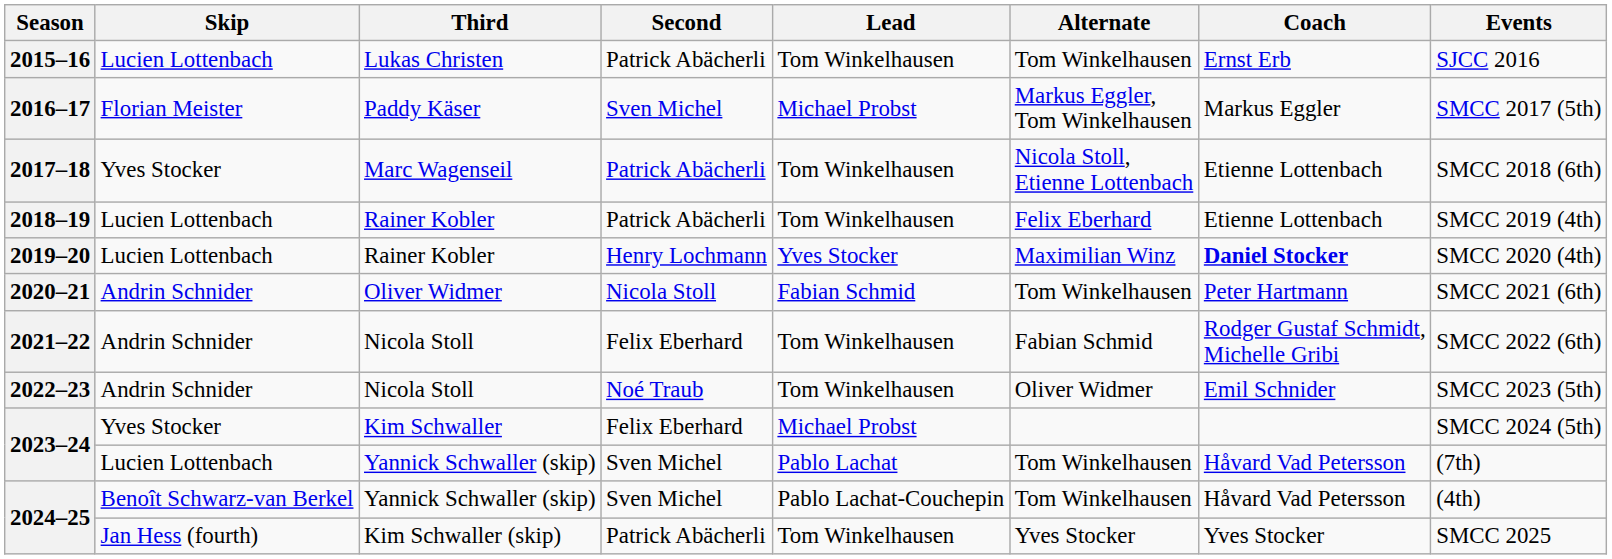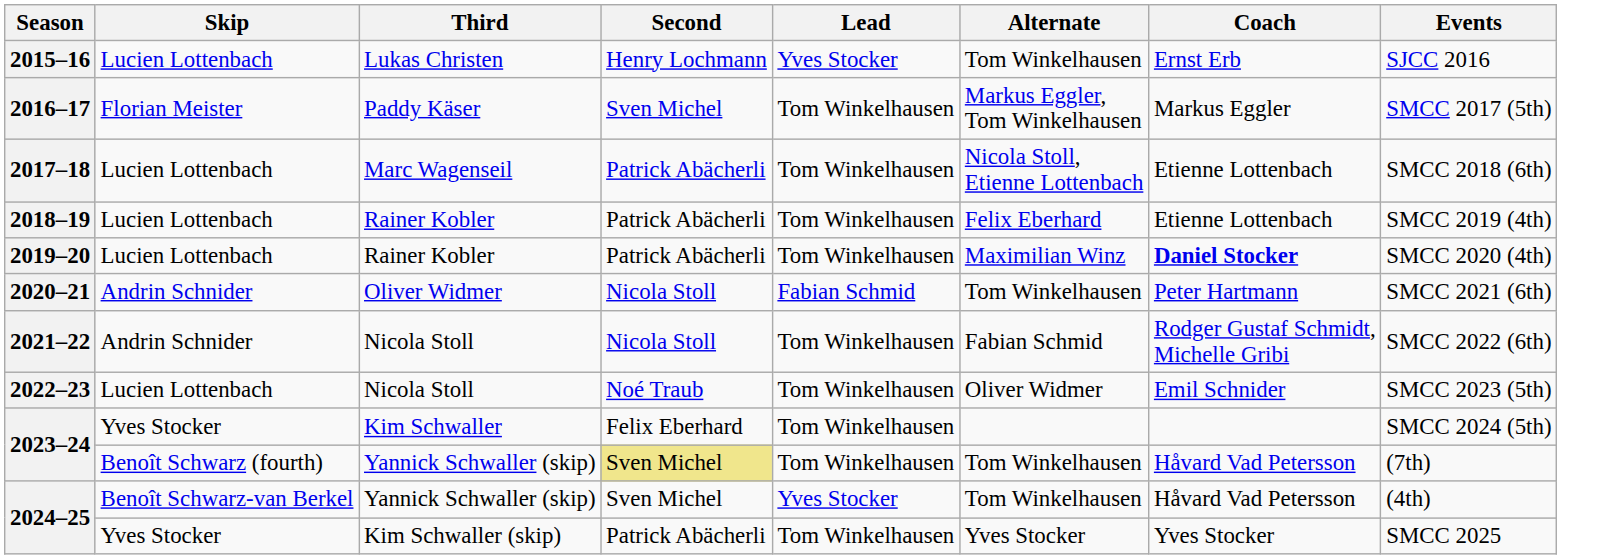(686, 58) Patrick Abächerli -> (686, 58) Henry Lochmann
(866, 58) Tom Winkelhausen -> (838, 58) Yves Stocker
(847, 108) Michael Probst -> (866, 108) Tom Winkelhausen
(161, 170) Yves Stocker -> (187, 170) Lucien Lottenbach
(686, 255) Henry Lochmann -> (686, 255) Patrick Abächerli
(838, 255) Yves Stocker -> (866, 255) Tom Winkelhausen
(674, 340) Felix Eberhard -> (661, 340) Nicola Stoll
(177, 390) Andrin Schnider -> (187, 390) Lucien Lottenbach
(847, 426) Michael Probst -> (866, 426) Tom Winkelhausen
(187, 462) Lucien Lottenbach -> (212, 462) Benoît Schwarz (fourth)
(664, 462) no background -> (664, 462) khaki background
(837, 462) Pablo Lachat -> (866, 462) Tom Winkelhausen
(891, 499) Pablo Lachat-Couchepin -> (838, 499) Yves Stocker
(179, 535) Jan Hess (fourth) -> (161, 535) Yves Stocker
